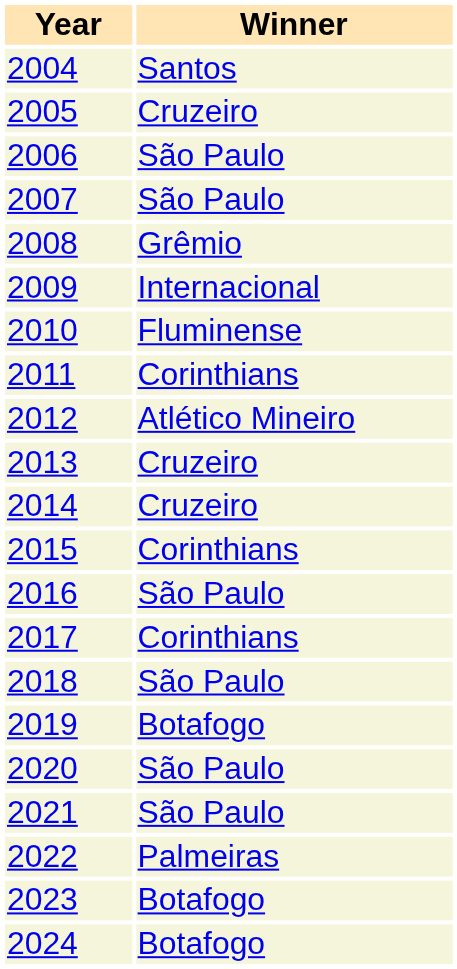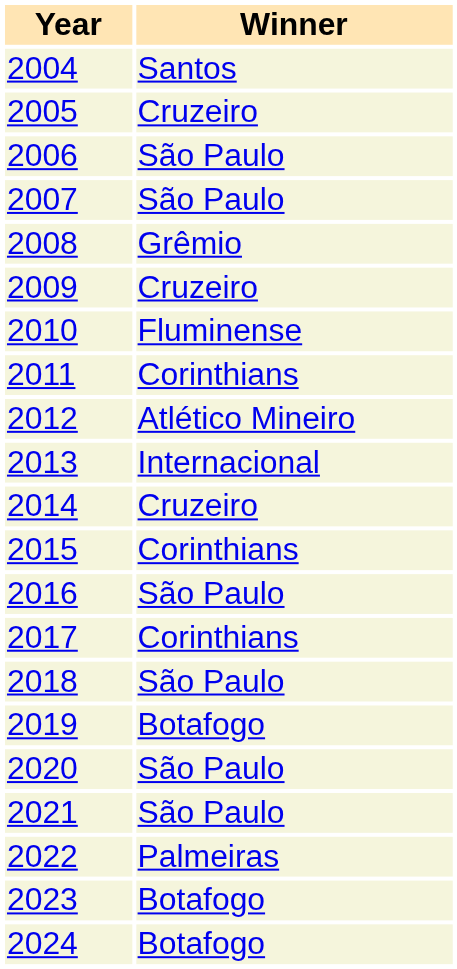(229, 287) Internacional -> (198, 287) Cruzeiro
(198, 462) Cruzeiro -> (229, 462) Internacional
